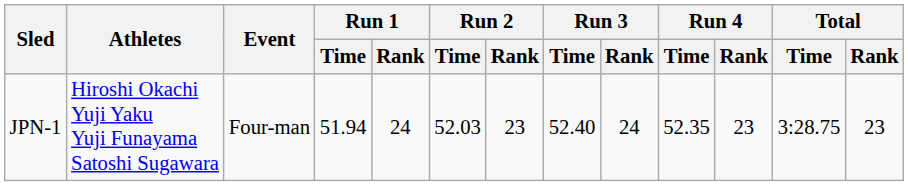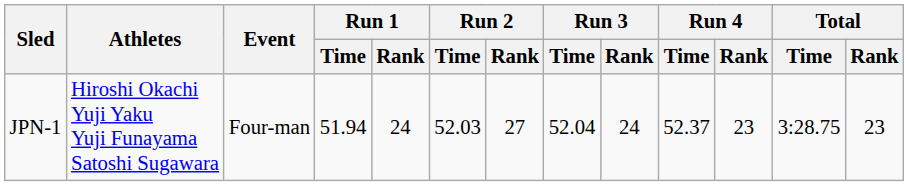(515, 127) 23 -> (515, 127) 27
(572, 127) 52.40 -> (572, 127) 52.04
(687, 127) 52.35 -> (687, 127) 52.37
